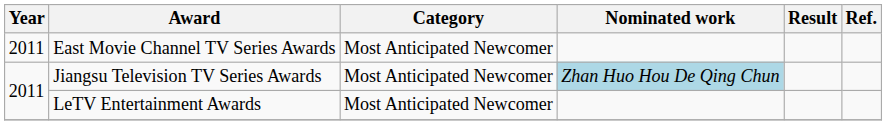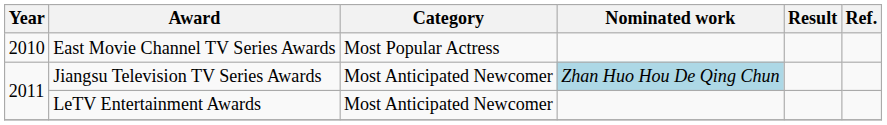(26, 47) 2011 -> (27, 47) 2010
(448, 47) Most Anticipated Newcomer -> (422, 47) Most Popular Actress
